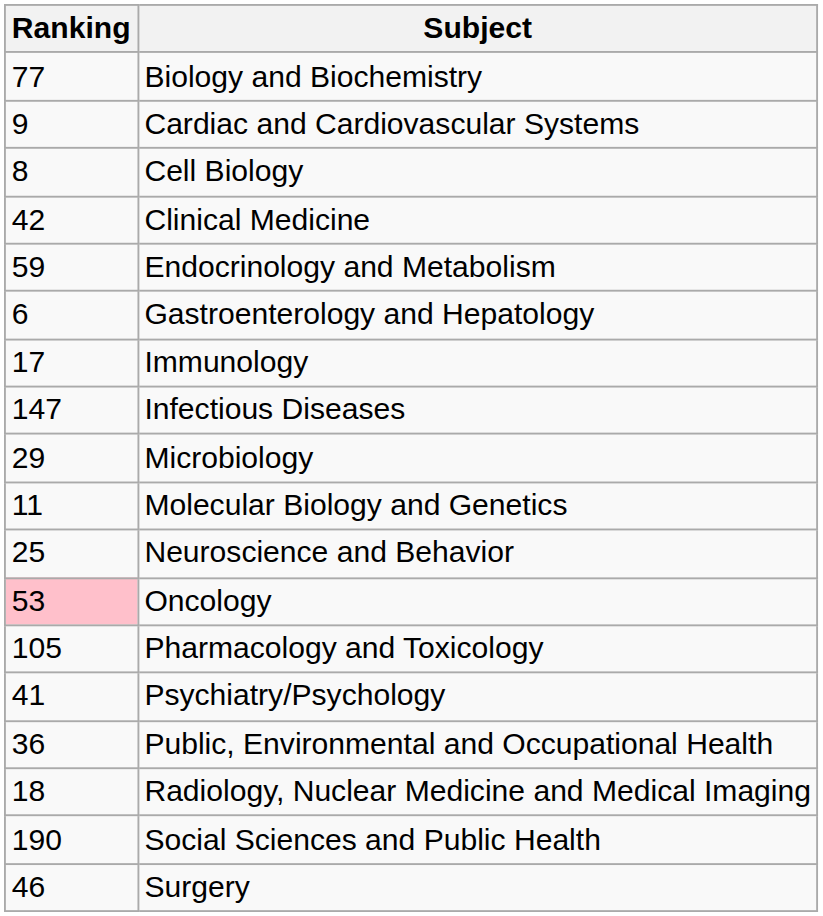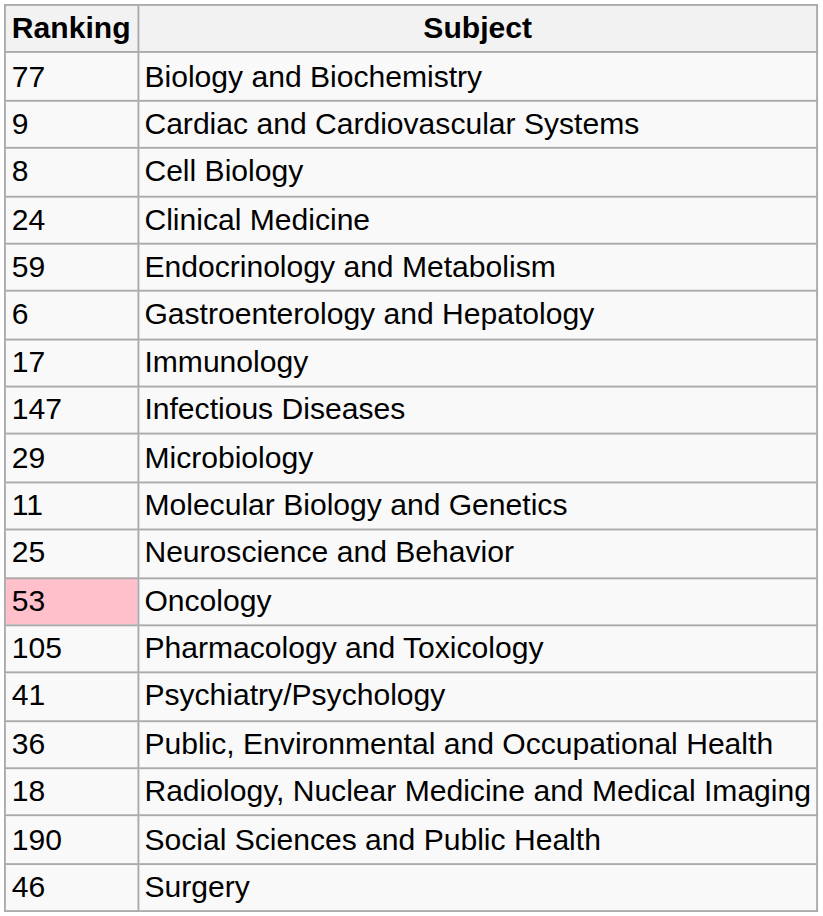(29, 219) 42 -> (29, 219) 24
